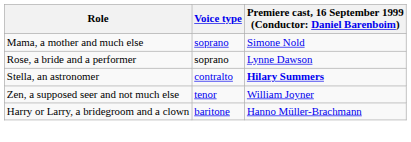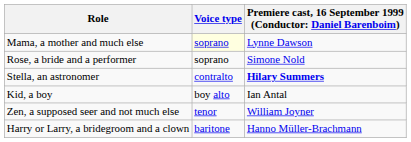(211, 42) no background -> (211, 42) lightyellow background
(276, 42) Simone Nold -> (280, 42) Lynne Dawson
(280, 59) Lynne Dawson -> (276, 59) Simone Nold
+ row: (30, 94)
